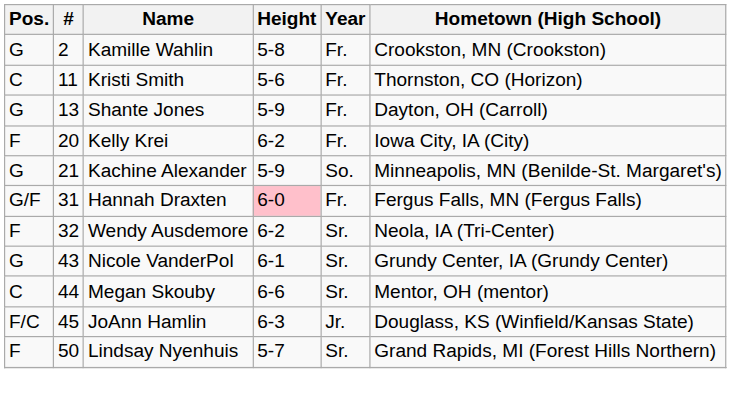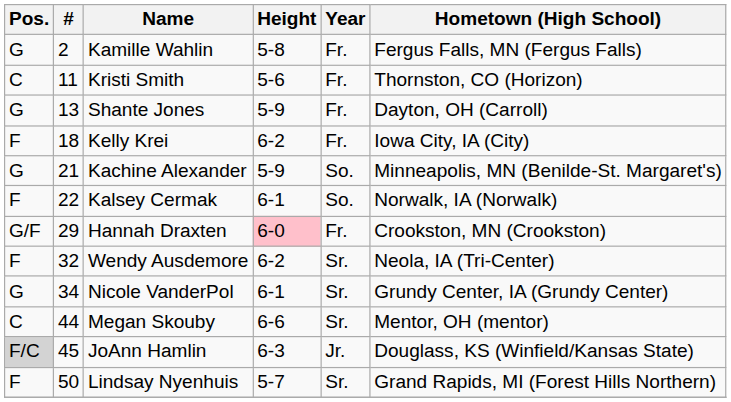(490, 49) Crookston, MN (Crookston) -> (508, 49) Fergus Falls, MN (Fergus Falls)
(69, 140) 20 -> (69, 140) 18
+ row: (152, 200)
(69, 200) 31 -> (69, 230) 29
(508, 200) Fergus Falls, MN (Fergus Falls) -> (490, 230) Crookston, MN (Crookston)
(69, 261) 43 -> (69, 291) 34
(24, 321) no background -> (24, 351) lightgrey background
